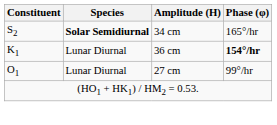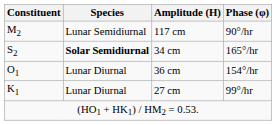+ row: (170, 31)
(13, 51) K1 -> (13, 71) O1
(243, 51) bold -> (242, 71) normal
(13, 71) O1 -> (13, 90) K1
